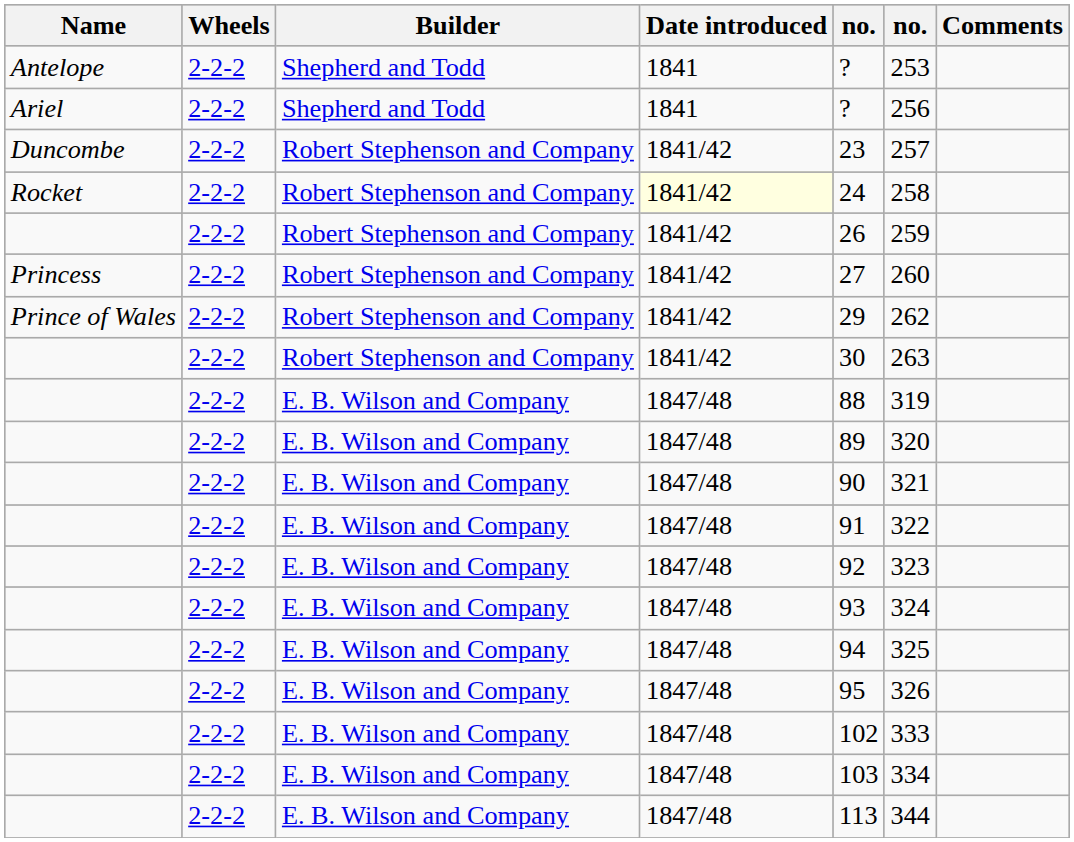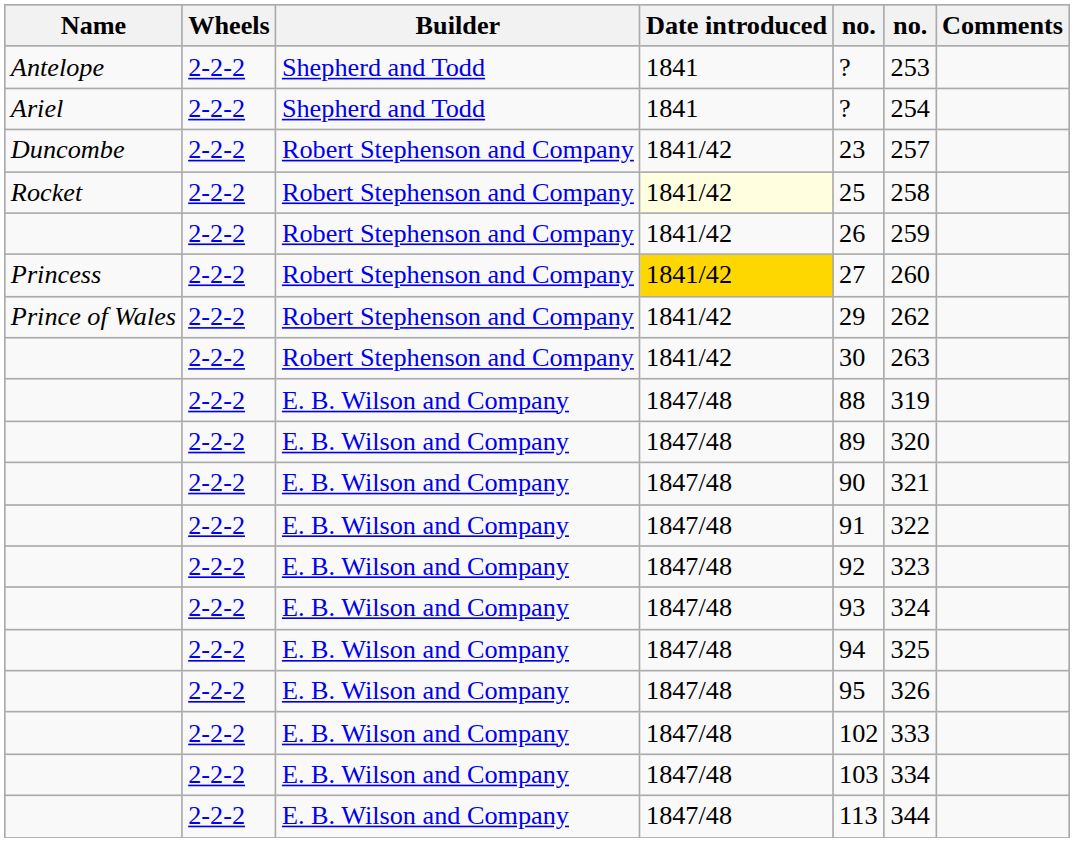(910, 108) 256 -> (910, 108) 254
(852, 191) 24 -> (852, 191) 25
(689, 274) no background -> (689, 274) gold background
